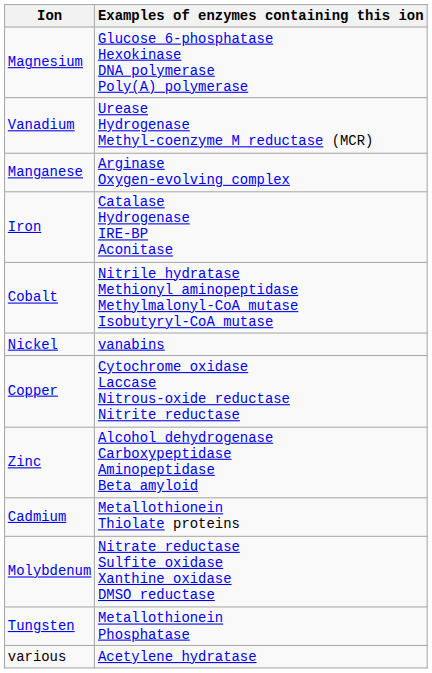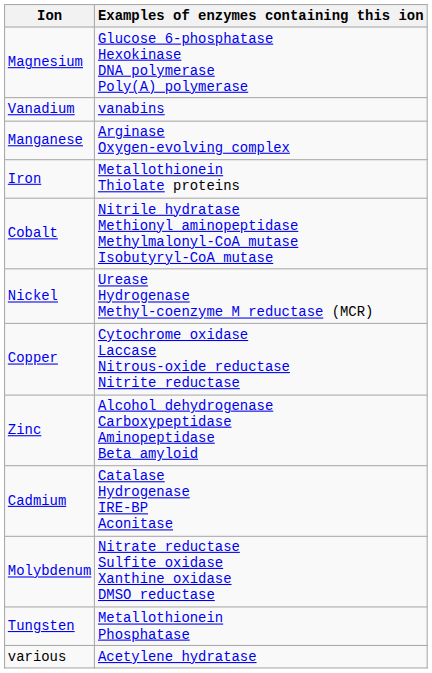(236, 125) Urease Hydrogenase Methyl-coenzyme M reductase (MCR) -> (131, 109) vanabins
(144, 227) Catalase Hydrogenase IRE-BP Aconitase -> (169, 179) Metallothionein Thiolate proteins
(131, 344) vanabins -> (236, 296) Urease Hydrogenase Methyl-coenzyme M reductase (MCR)
(169, 517) Metallothionein Thiolate proteins -> (144, 501) Catalase Hydrogenase IRE-BP Aconitase
